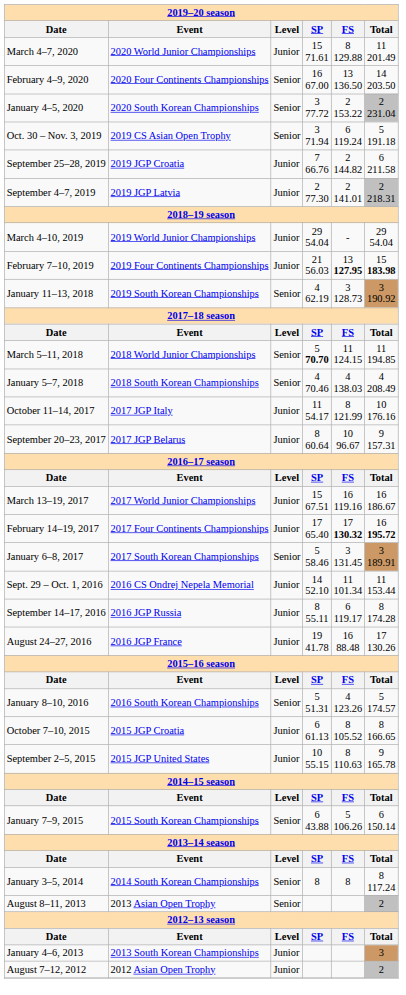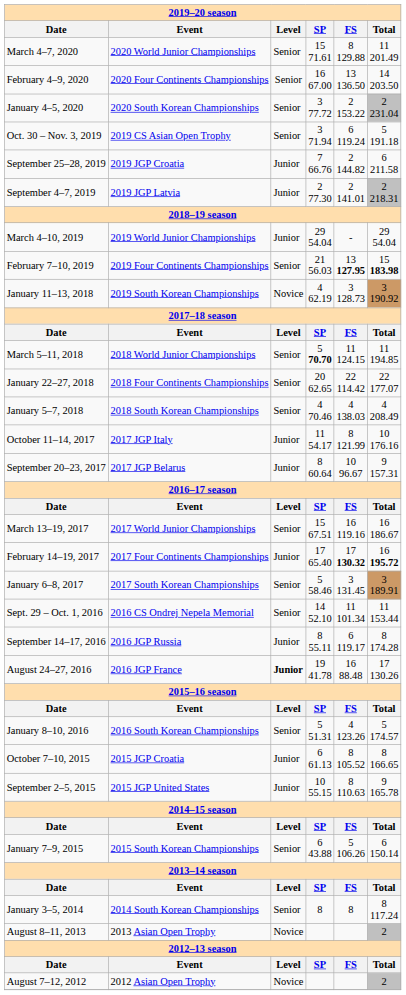(286, 51) Junior -> (287, 51) Senior
(286, 265) Junior -> (287, 265) Senior
(287, 293) Senior -> (288, 293) Novice
+ row: (50, 383)
(286, 500) Junior -> (287, 528) Senior
(286, 585) Junior -> (287, 613) Senior
(286, 641) normal -> (288, 669) bold
(287, 903) Senior -> (288, 932) Novice
- row: (45, 953)
(286, 969) Junior -> (288, 981) Novice
